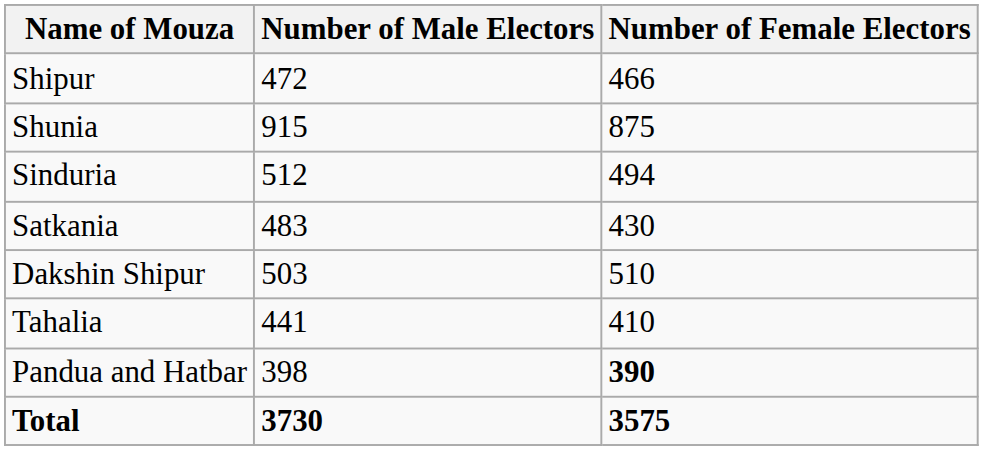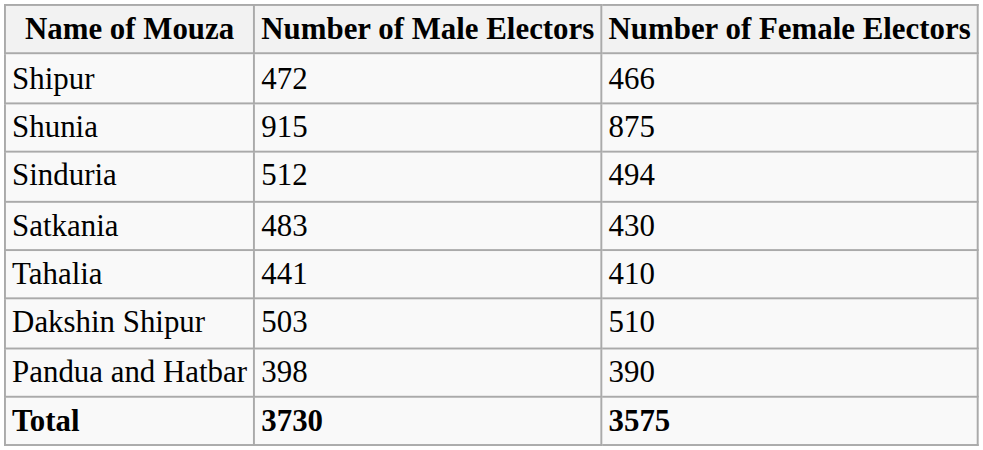rows swapped: (109, 273) <-> (57, 322)
(632, 371) bold -> (632, 371) normal
